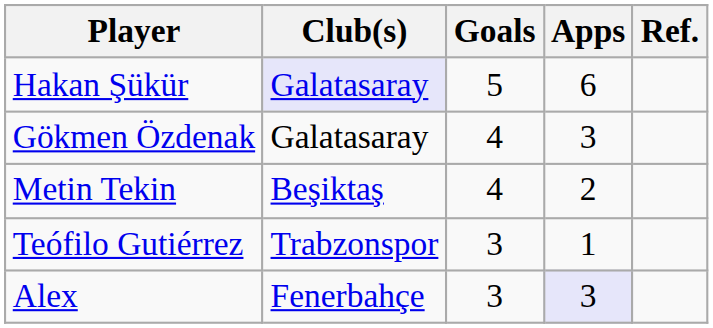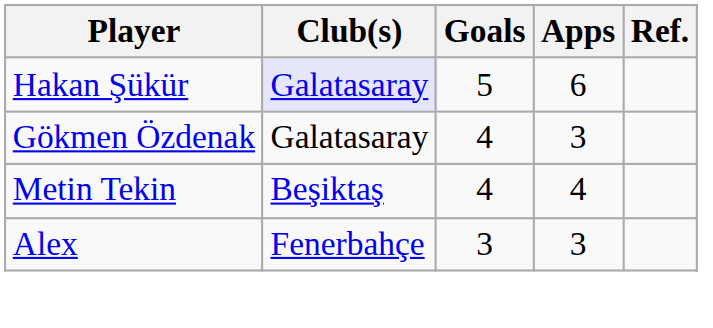(588, 190) 2 -> (578, 190) 4
- row: (128, 243)
(588, 296) lavender background -> (578, 243) no background
